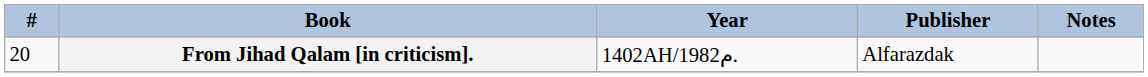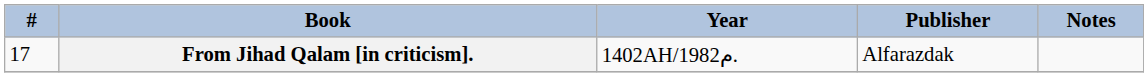(20, 54) 20 -> (20, 54) 17
